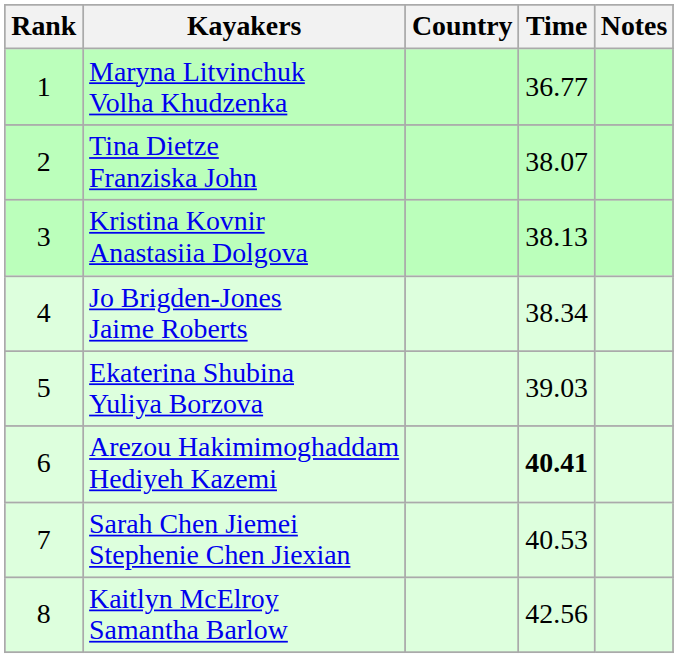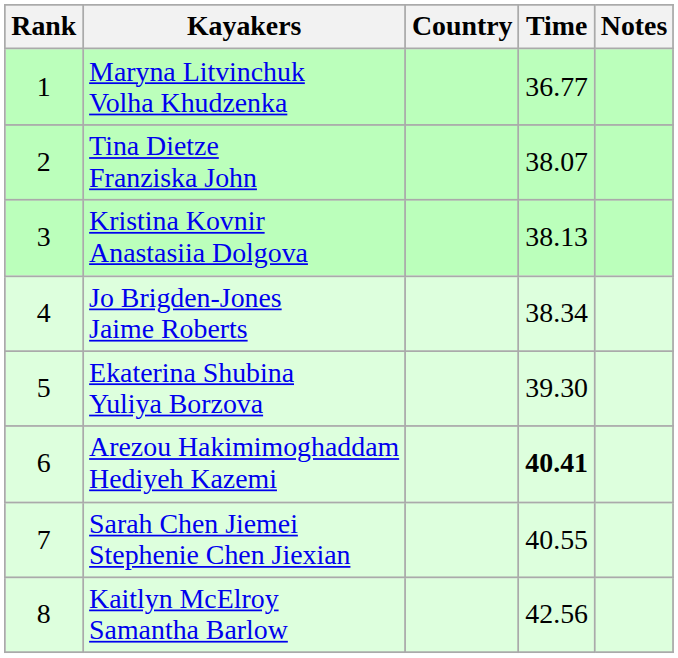(557, 388) 39.03 -> (557, 388) 39.30
(557, 539) 40.53 -> (557, 539) 40.55
